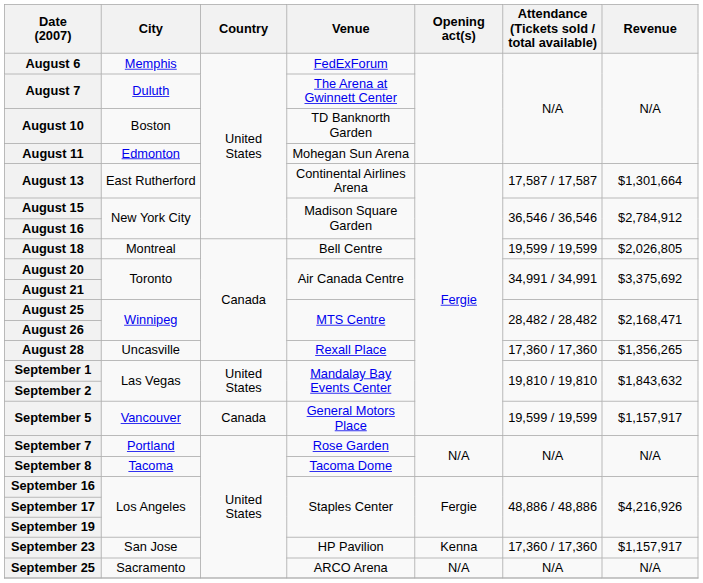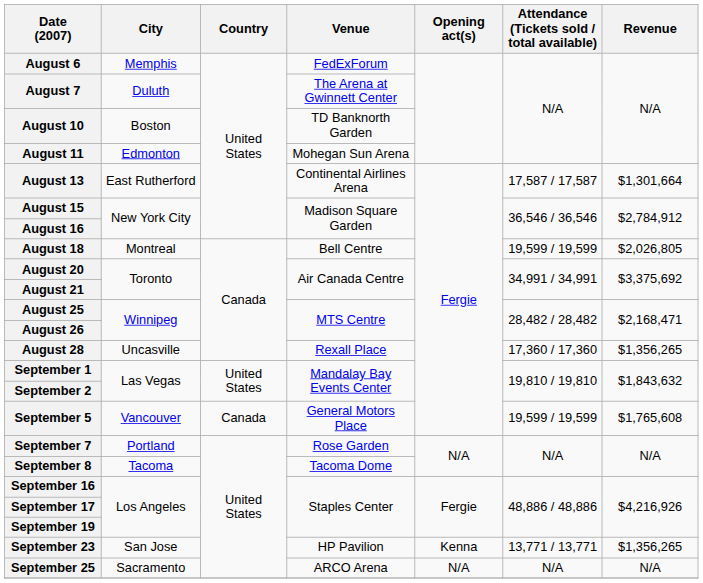(650, 418) $1,157,917 -> (650, 418) $1,765,608
(553, 547) 17,360 / 17,360 -> (553, 547) 13,771 / 13,771
(650, 547) $1,157,917 -> (650, 547) $1,356,265
